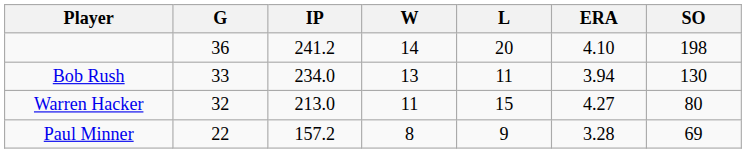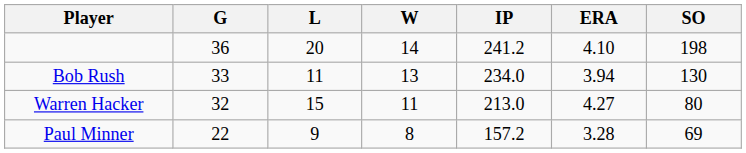columns swapped: (315, 18) <-> (504, 18)
